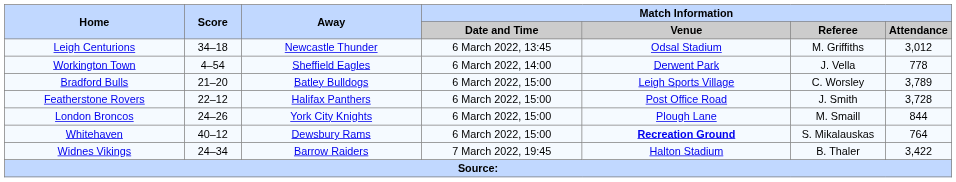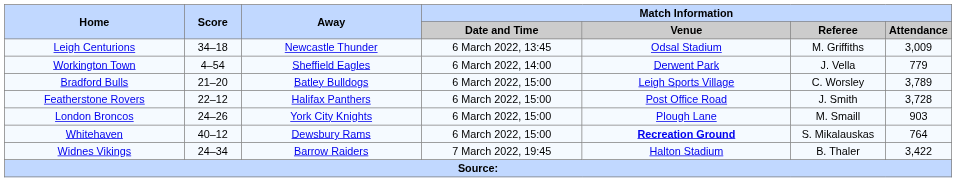(918, 48) 3,012 -> (918, 48) 3,009
(918, 65) 778 -> (918, 65) 779
(918, 116) 844 -> (918, 116) 903
